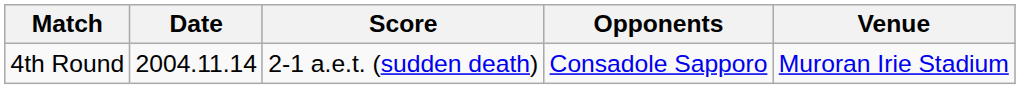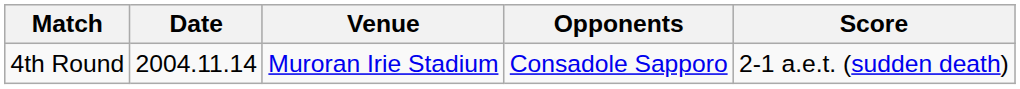columns swapped: (894, 24) <-> (403, 24)
